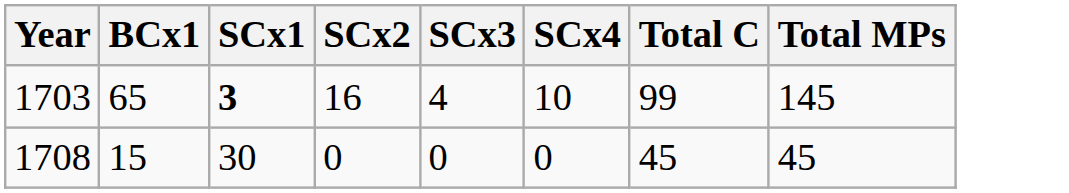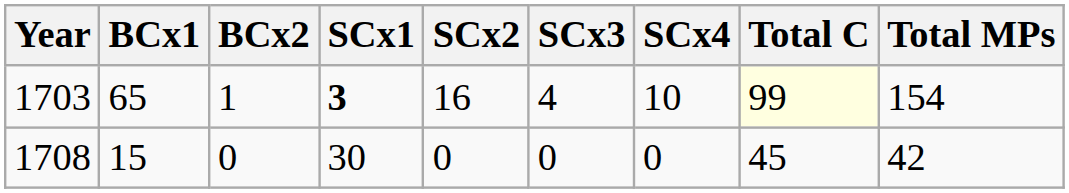+ column: (264, 34)
(658, 95) no background -> (767, 95) lightyellow background
(807, 95) 145 -> (916, 95) 154
(797, 156) 45 -> (906, 156) 42
